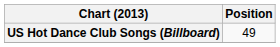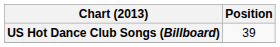(249, 33) 49 -> (249, 33) 39
